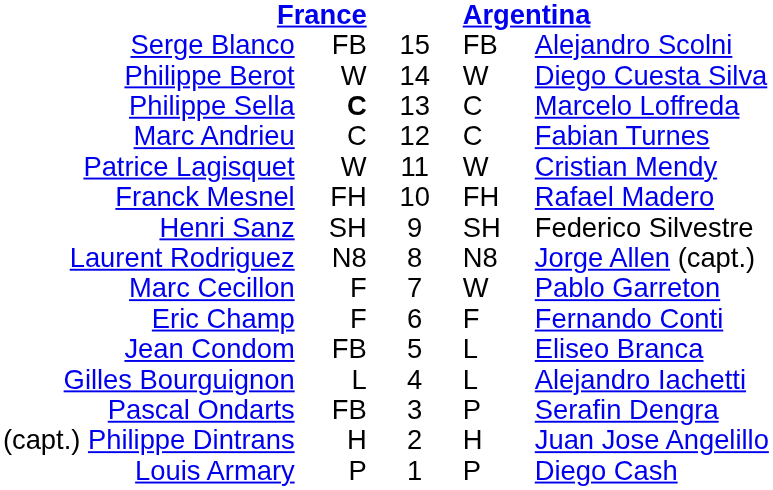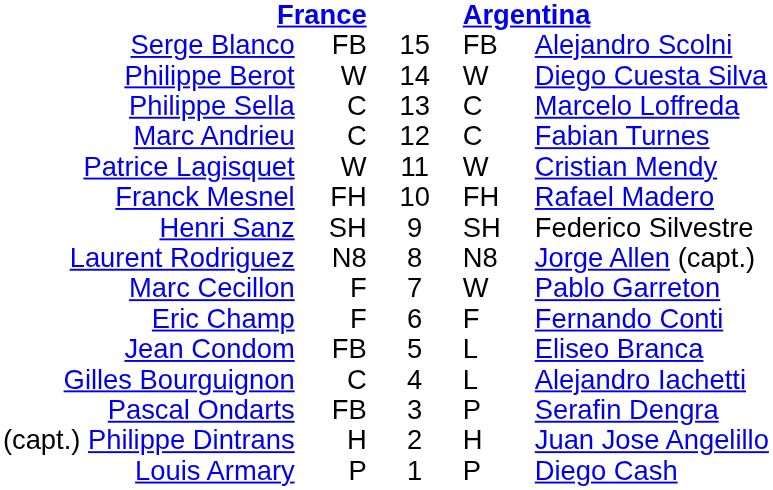(357, 105) bold -> (357, 105) normal
(359, 379) L -> (357, 379) C
